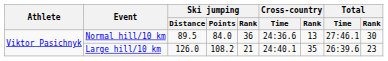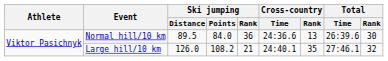(343, 36) 27:46.1 -> (343, 36) 26:39.6
(343, 49) 26:39.6 -> (343, 49) 27:46.1
(372, 49) 23 -> (372, 49) 32
